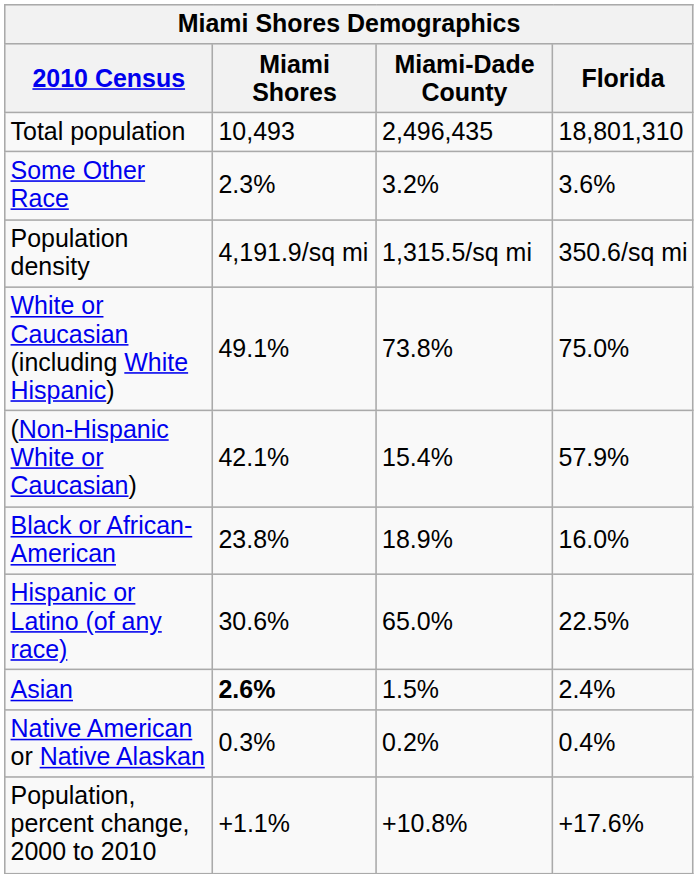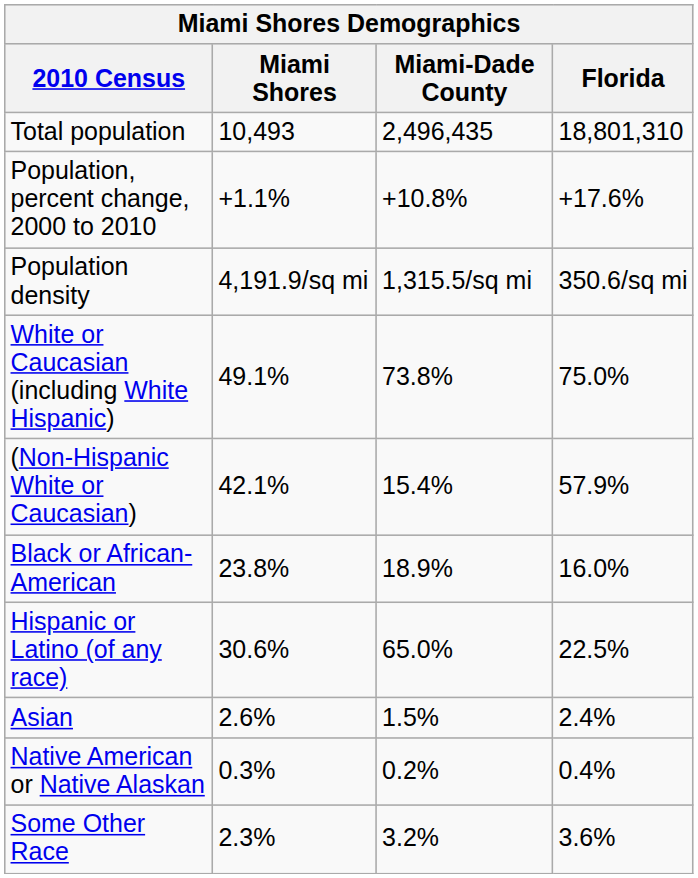rows swapped: (100, 824) <-> (78, 185)
(247, 689) bold -> (247, 717) normal
